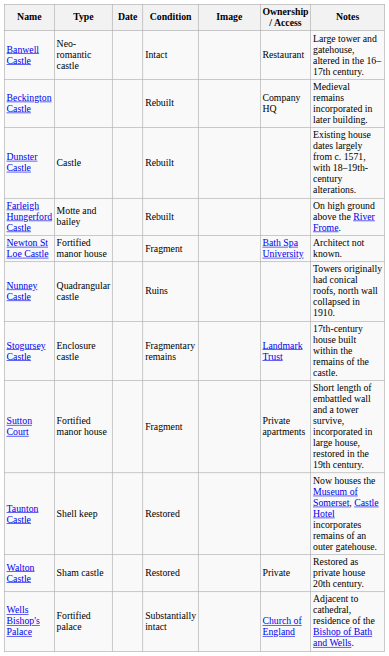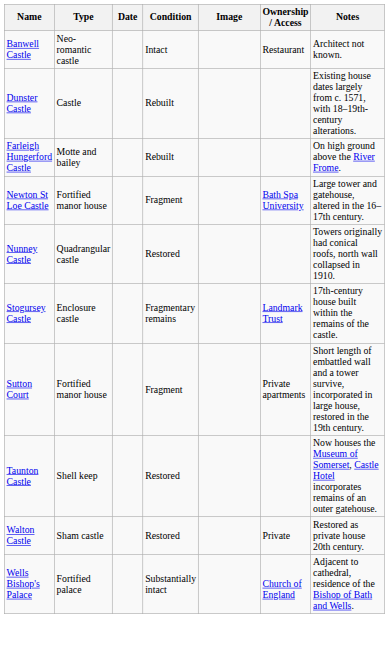(347, 55) Large tower and gatehouse, altered in the 16–17th century. -> (339, 49) Architect not known.
- row: (29, 103)
(339, 248) Architect not known. -> (347, 200) Large tower and gatehouse, altered in the 16–17th century.
(157, 291) Ruins -> (162, 254) Restored
